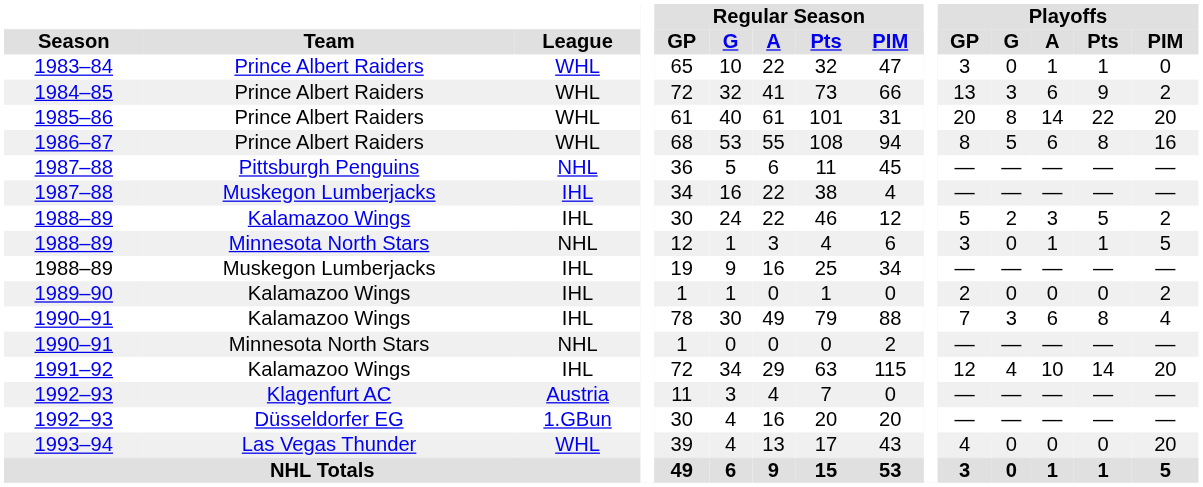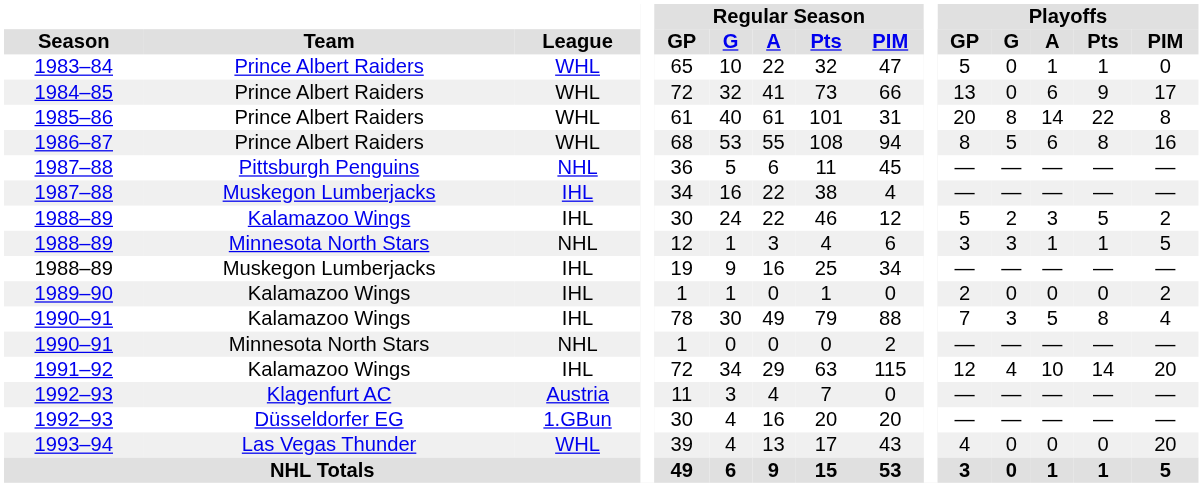(965, 66) 3 -> (965, 66) 5
(1011, 92) 3 -> (1011, 92) 0
(1165, 92) 2 -> (1165, 92) 17
(1165, 117) 20 -> (1165, 117) 8
(1011, 243) 0 -> (1011, 243) 3
(1052, 318) 6 -> (1052, 318) 5
